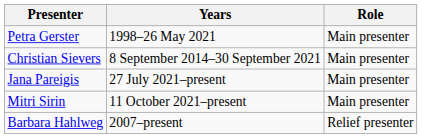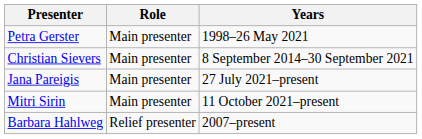columns swapped: (215, 15) <-> (370, 15)
